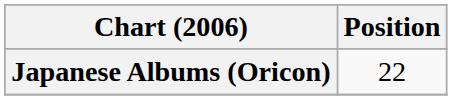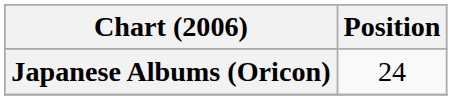(392, 71) 22 -> (392, 71) 24
